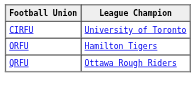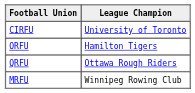+ row: (19, 80)
